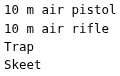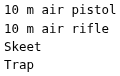rows swapped: (19, 47) <-> (23, 65)
